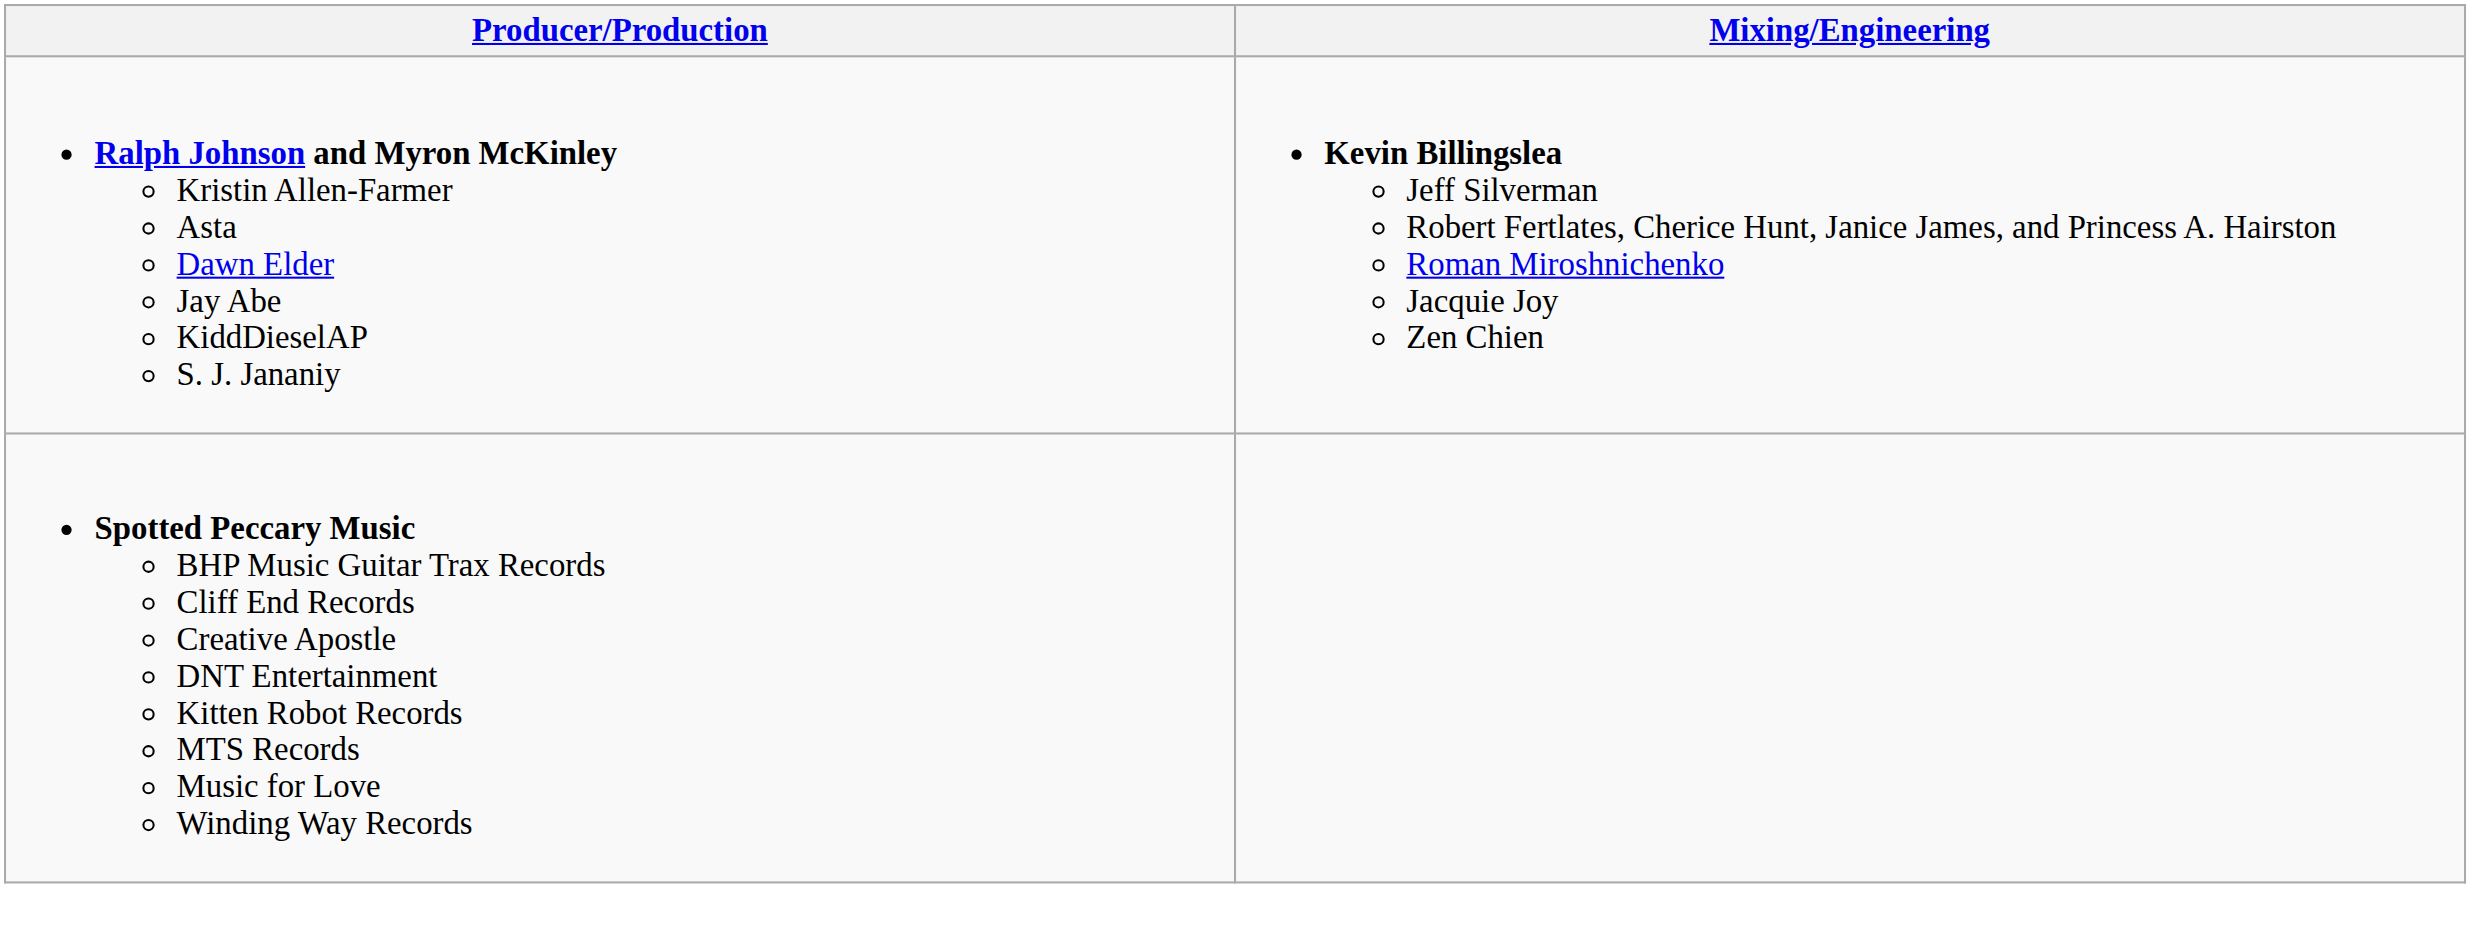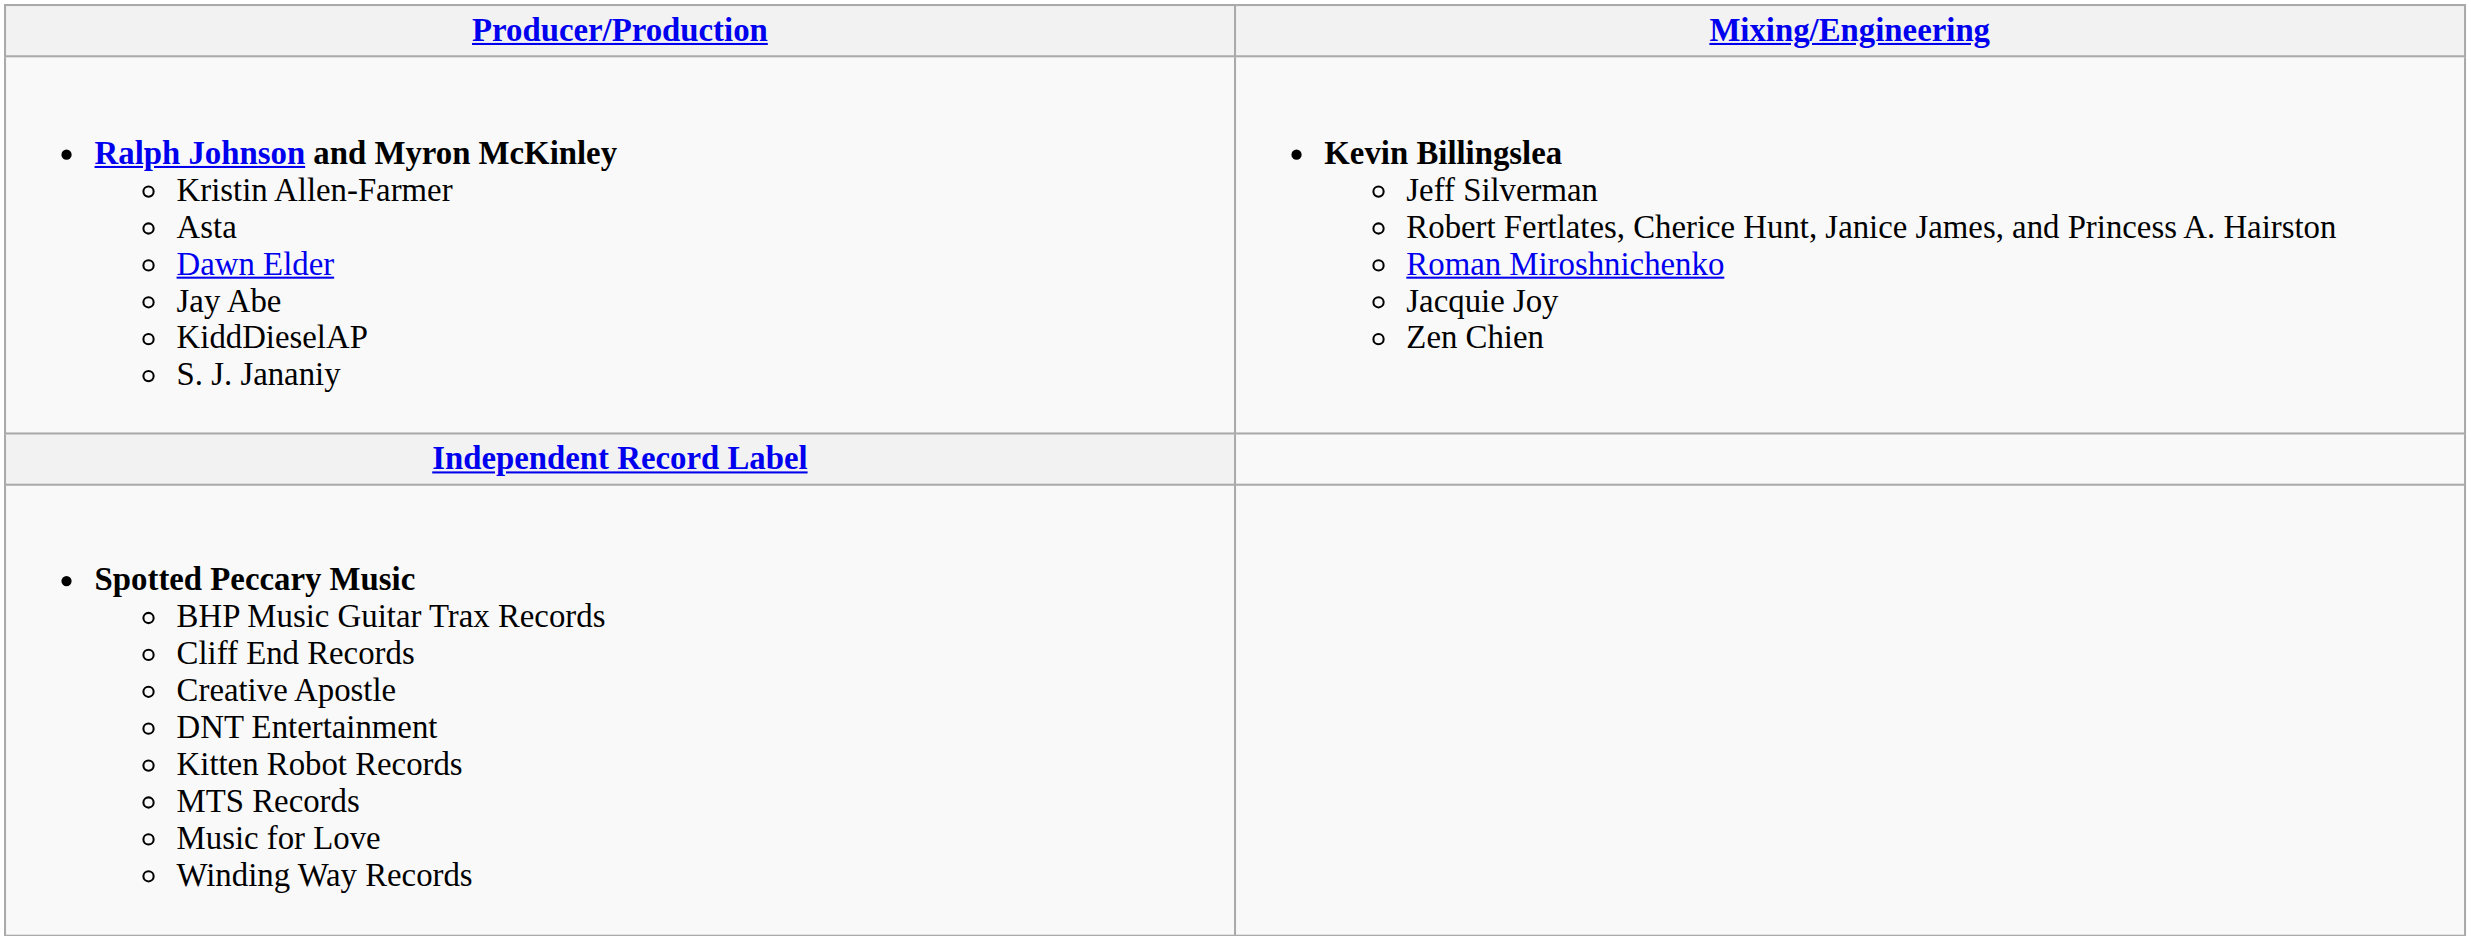+ row: (620, 458)
